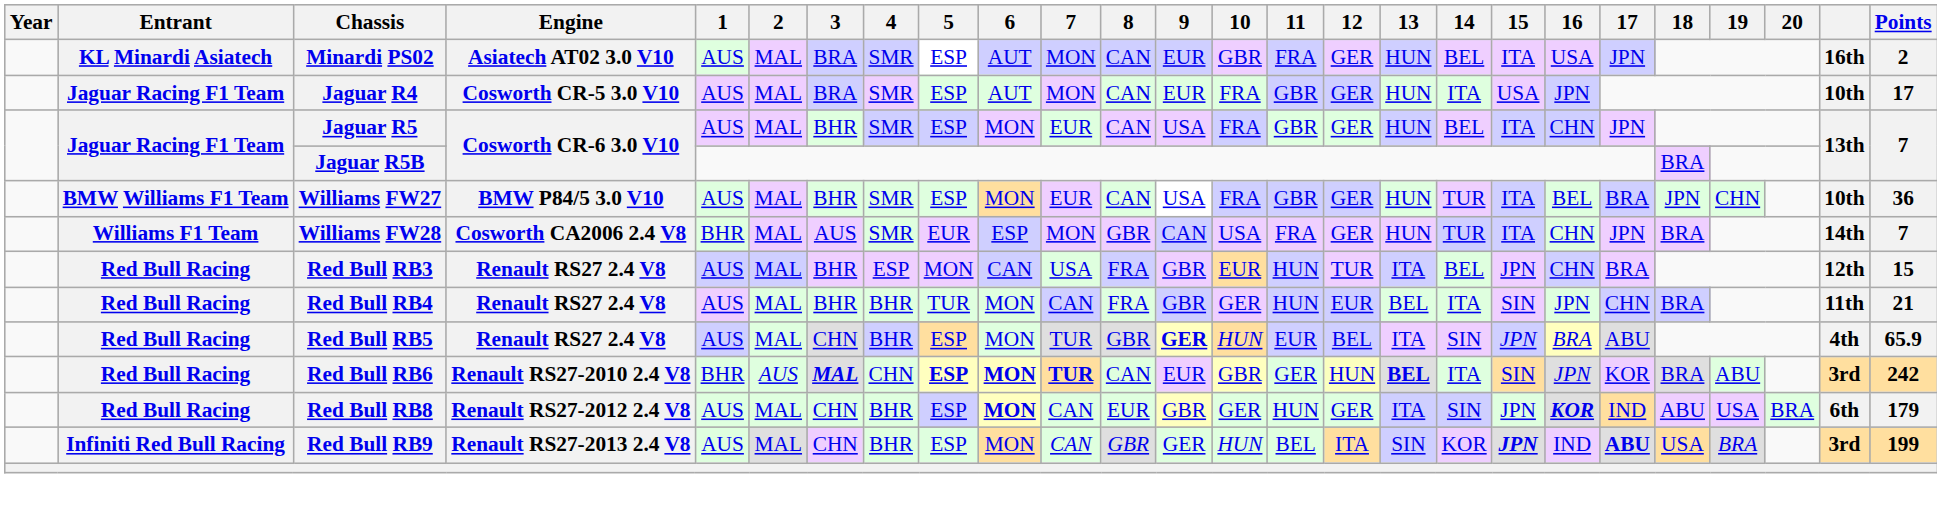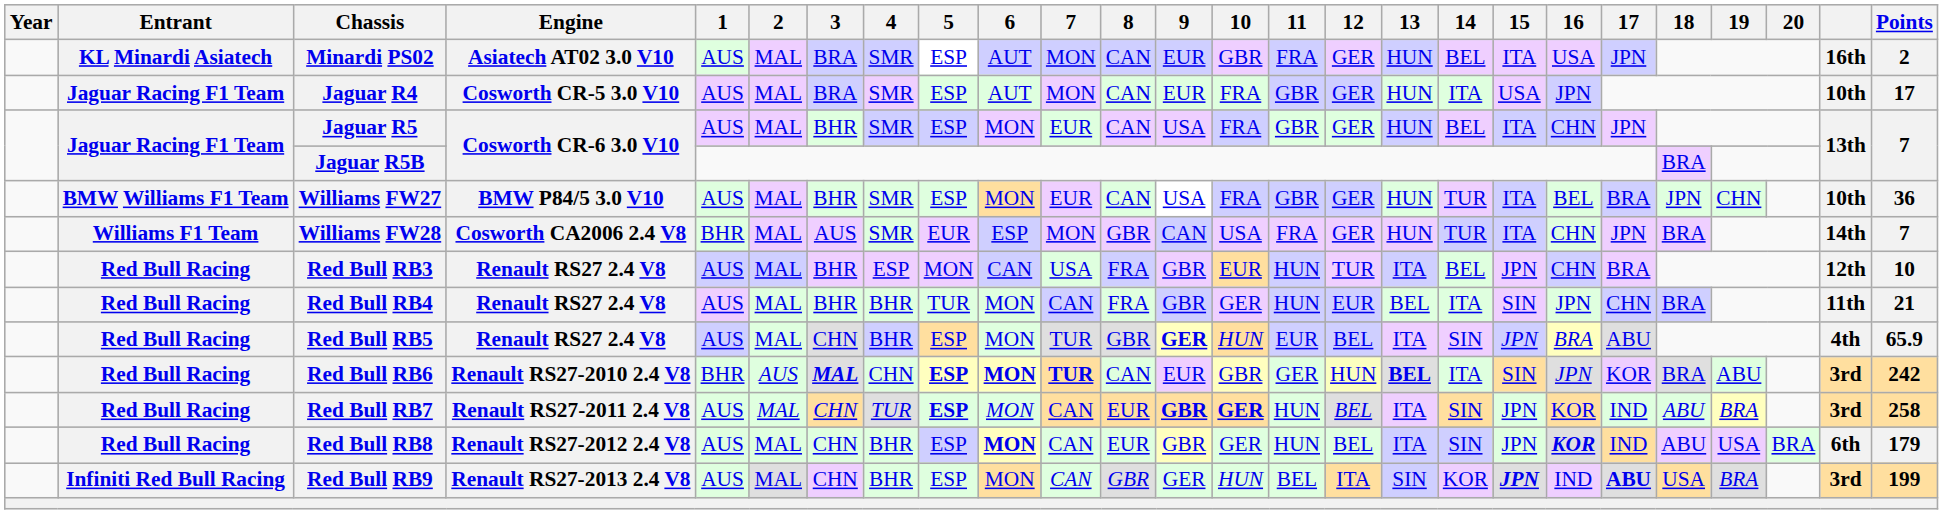(1903, 268) 15 -> (1904, 268) 10
+ row: (370, 409)
(1352, 409) GER -> (1353, 444) BEL
